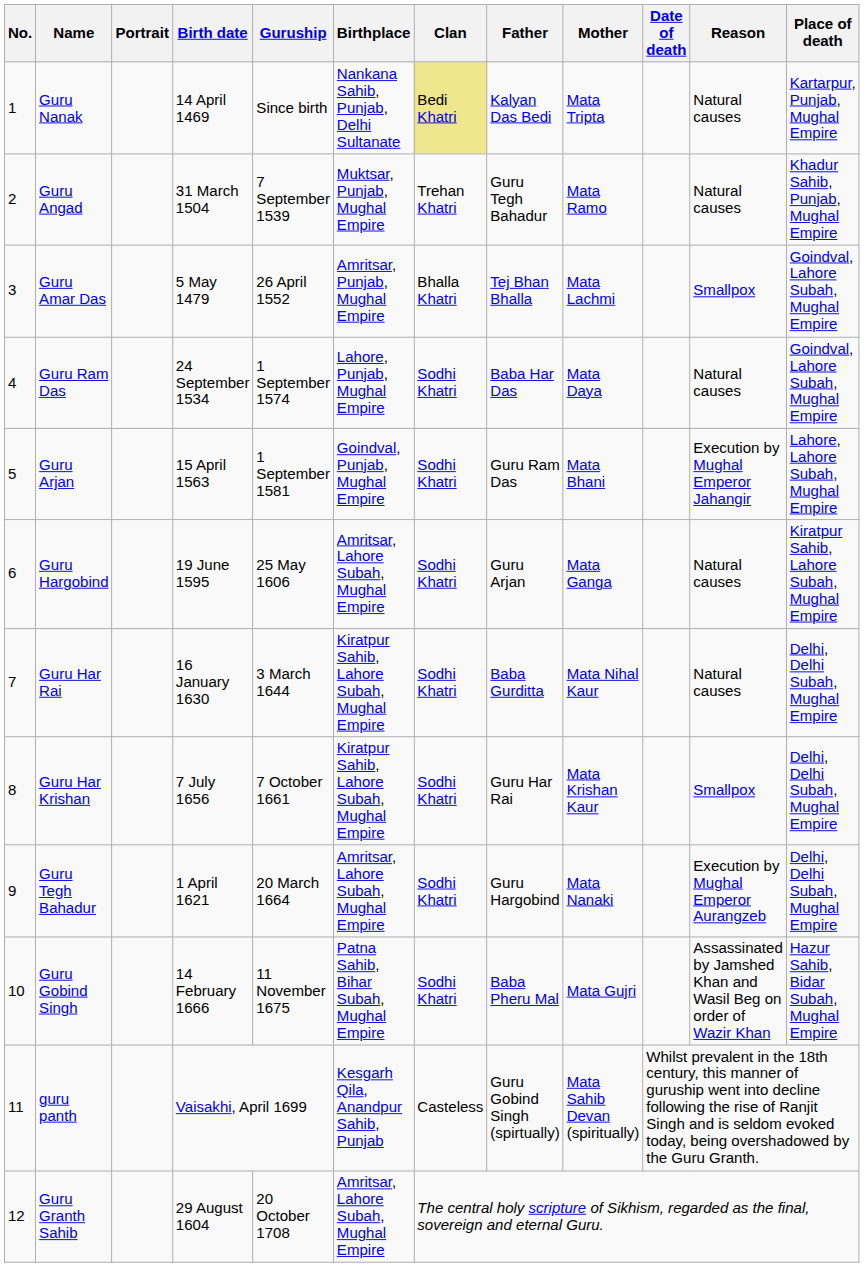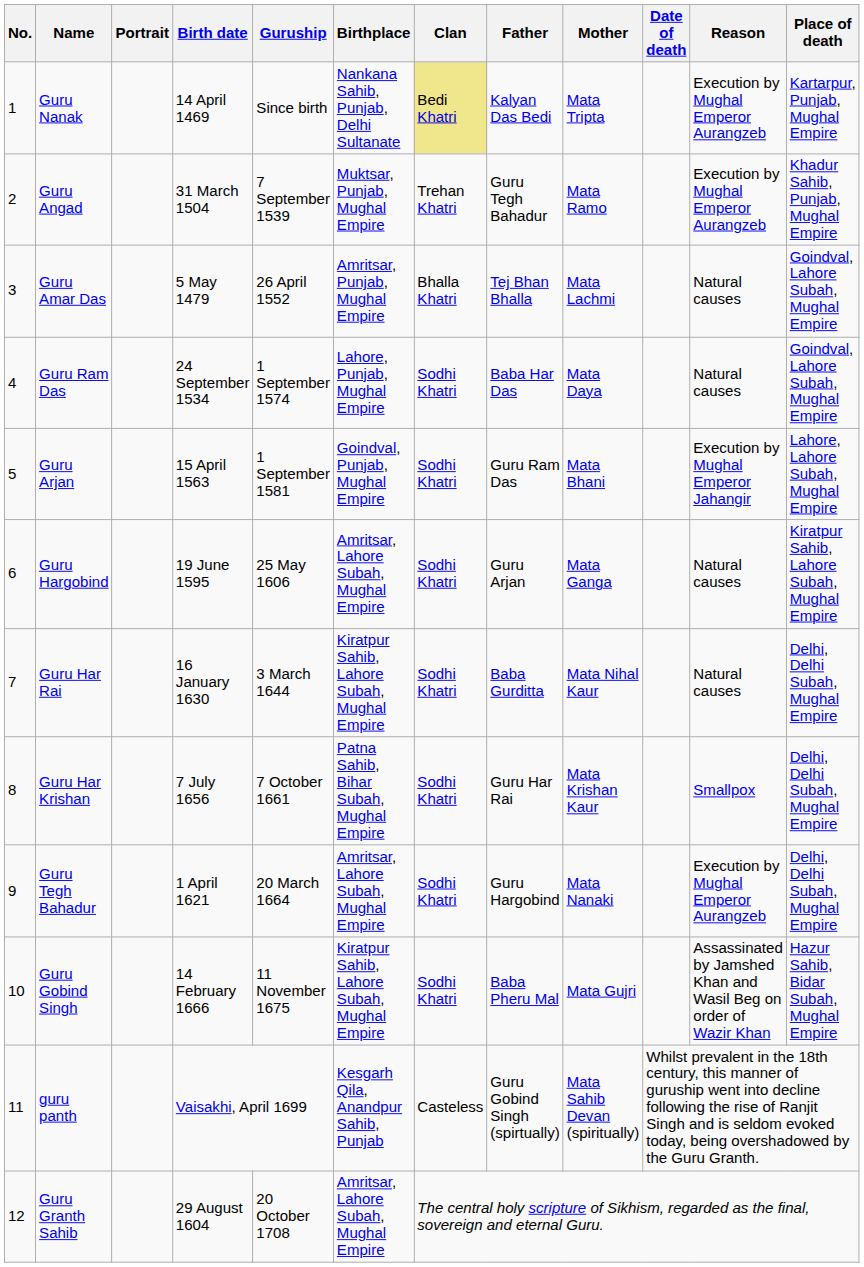(718, 107) Natural causes -> (736, 107) Execution by Mughal Emperor Aurangzeb
(718, 199) Natural causes -> (736, 199) Execution by Mughal Emperor Aurangzeb
(724, 291) Smallpox -> (718, 291) Natural causes
(363, 790) Kiratpur Sahib, Lahore Subah, Mughal Empire -> (362, 790) Patna Sahib, Bihar Subah, Mughal Empire
(362, 990) Patna Sahib, Bihar Subah, Mughal Empire -> (363, 990) Kiratpur Sahib, Lahore Subah, Mughal Empire
